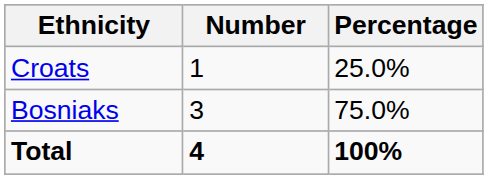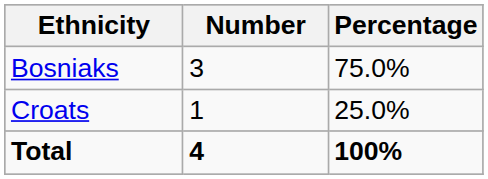rows swapped: (65, 109) <-> (50, 67)
